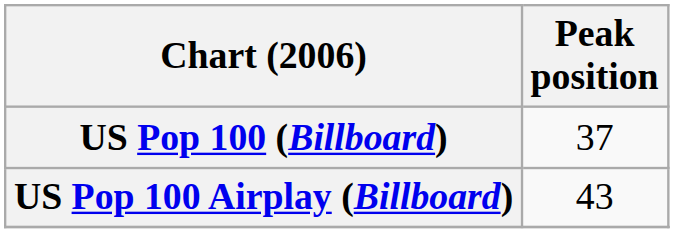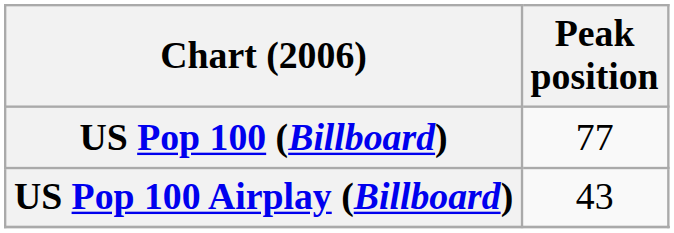(595, 136) 37 -> (595, 136) 77
